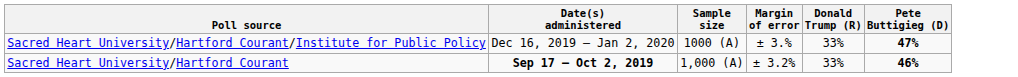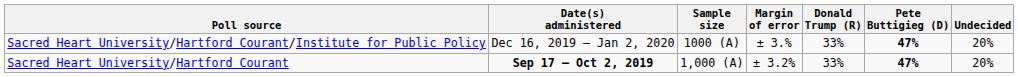+ column: (983, 25)
(908, 63) 46% -> (908, 63) 47%
